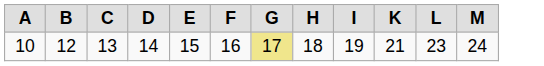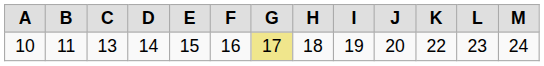+ column: (395, 18)
(66, 46) 12 -> (66, 46) 11
(395, 46) 21 -> (436, 46) 22
